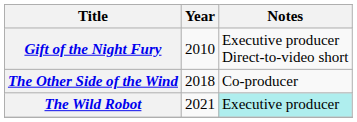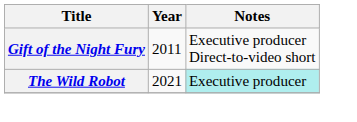(200, 48) 2010 -> (167, 48) 2011
- row: (93, 81)
